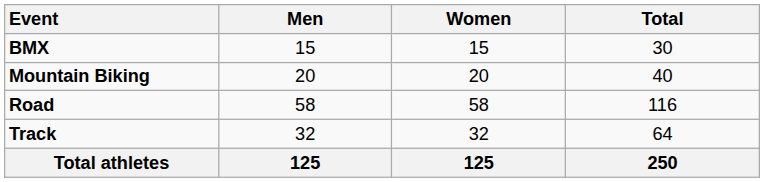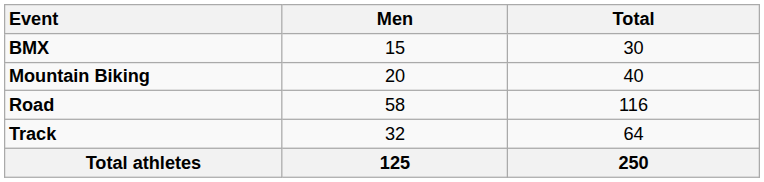- column: (479, 19)
